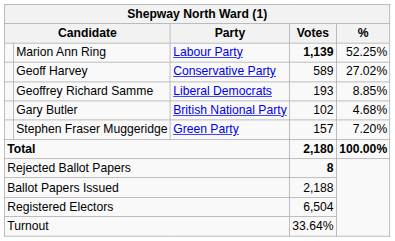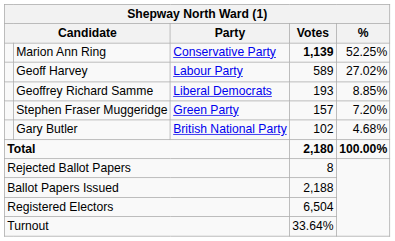(208, 52) Labour Party -> (225, 52) Conservative Party
(225, 71) Conservative Party -> (208, 71) Labour Party
rows swapped: (92, 129) <-> (47, 110)
(330, 168) bold -> (330, 168) normal
